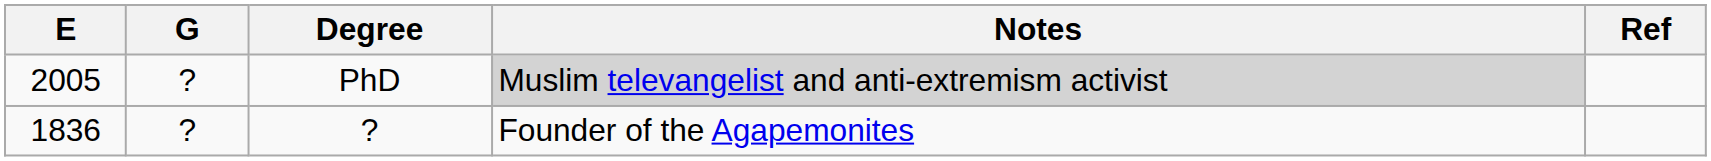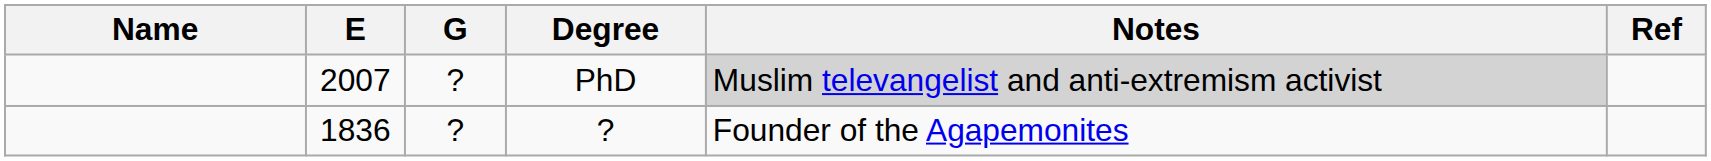+ column: (155, 29)
(66, 79) 2005 -> (355, 79) 2007
